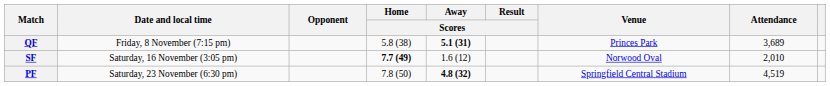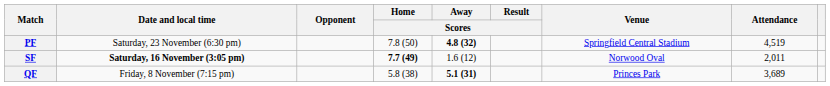rows swapped: (31, 43) <-> (31, 74)
(173, 58) normal -> (177, 58) bold
(774, 58) 2,010 -> (775, 58) 2,011
